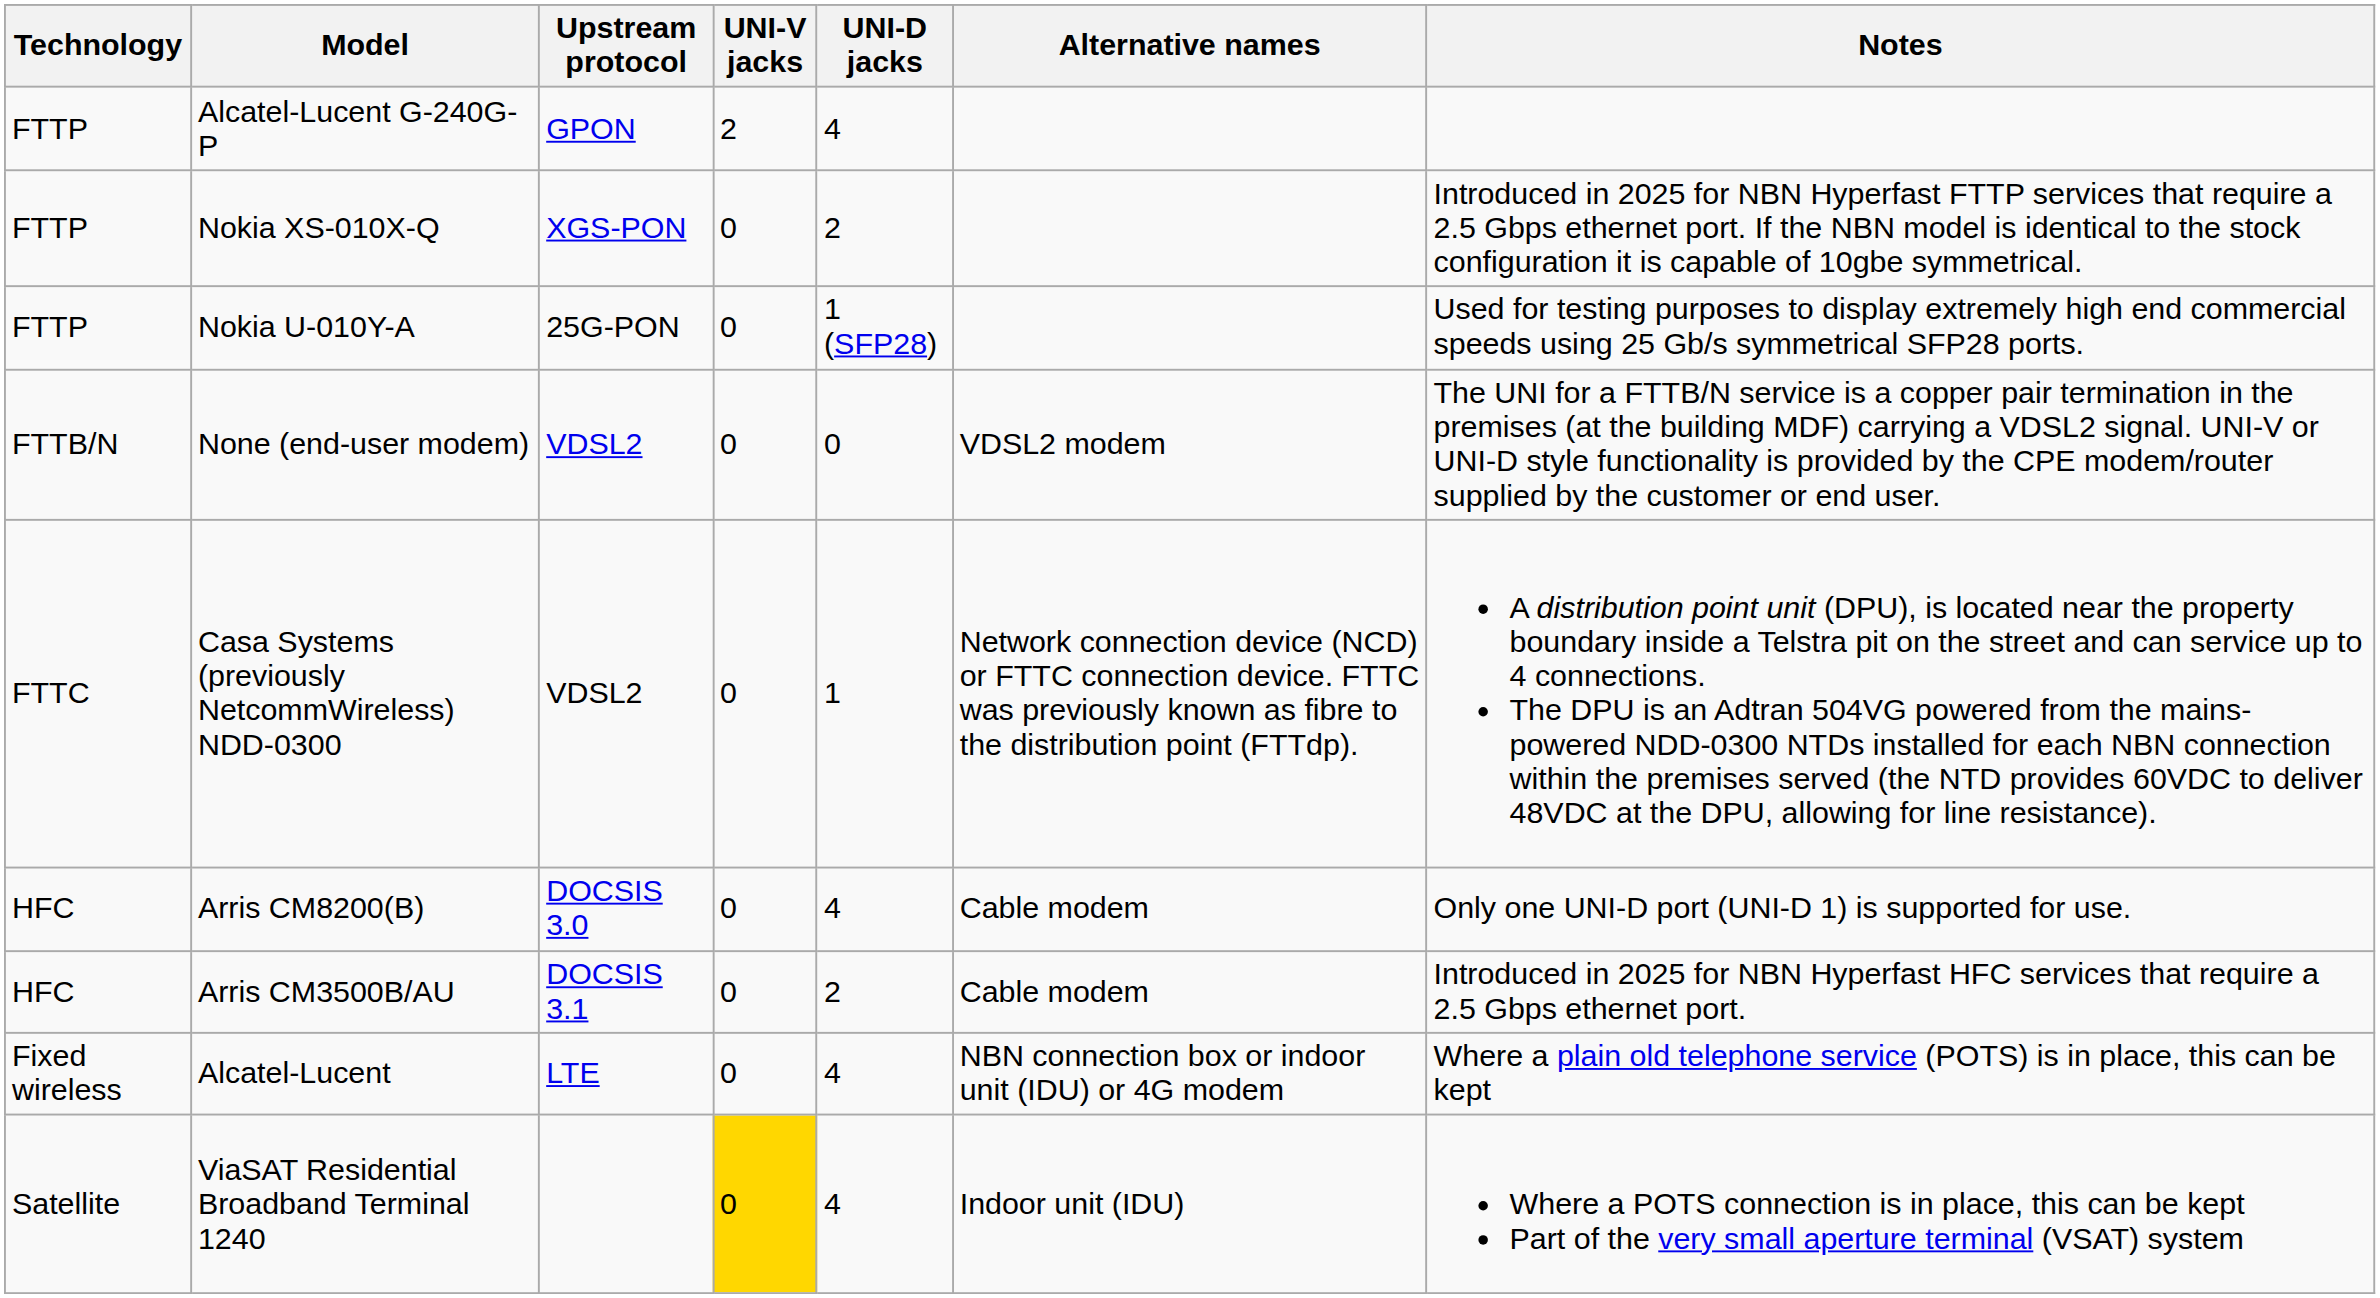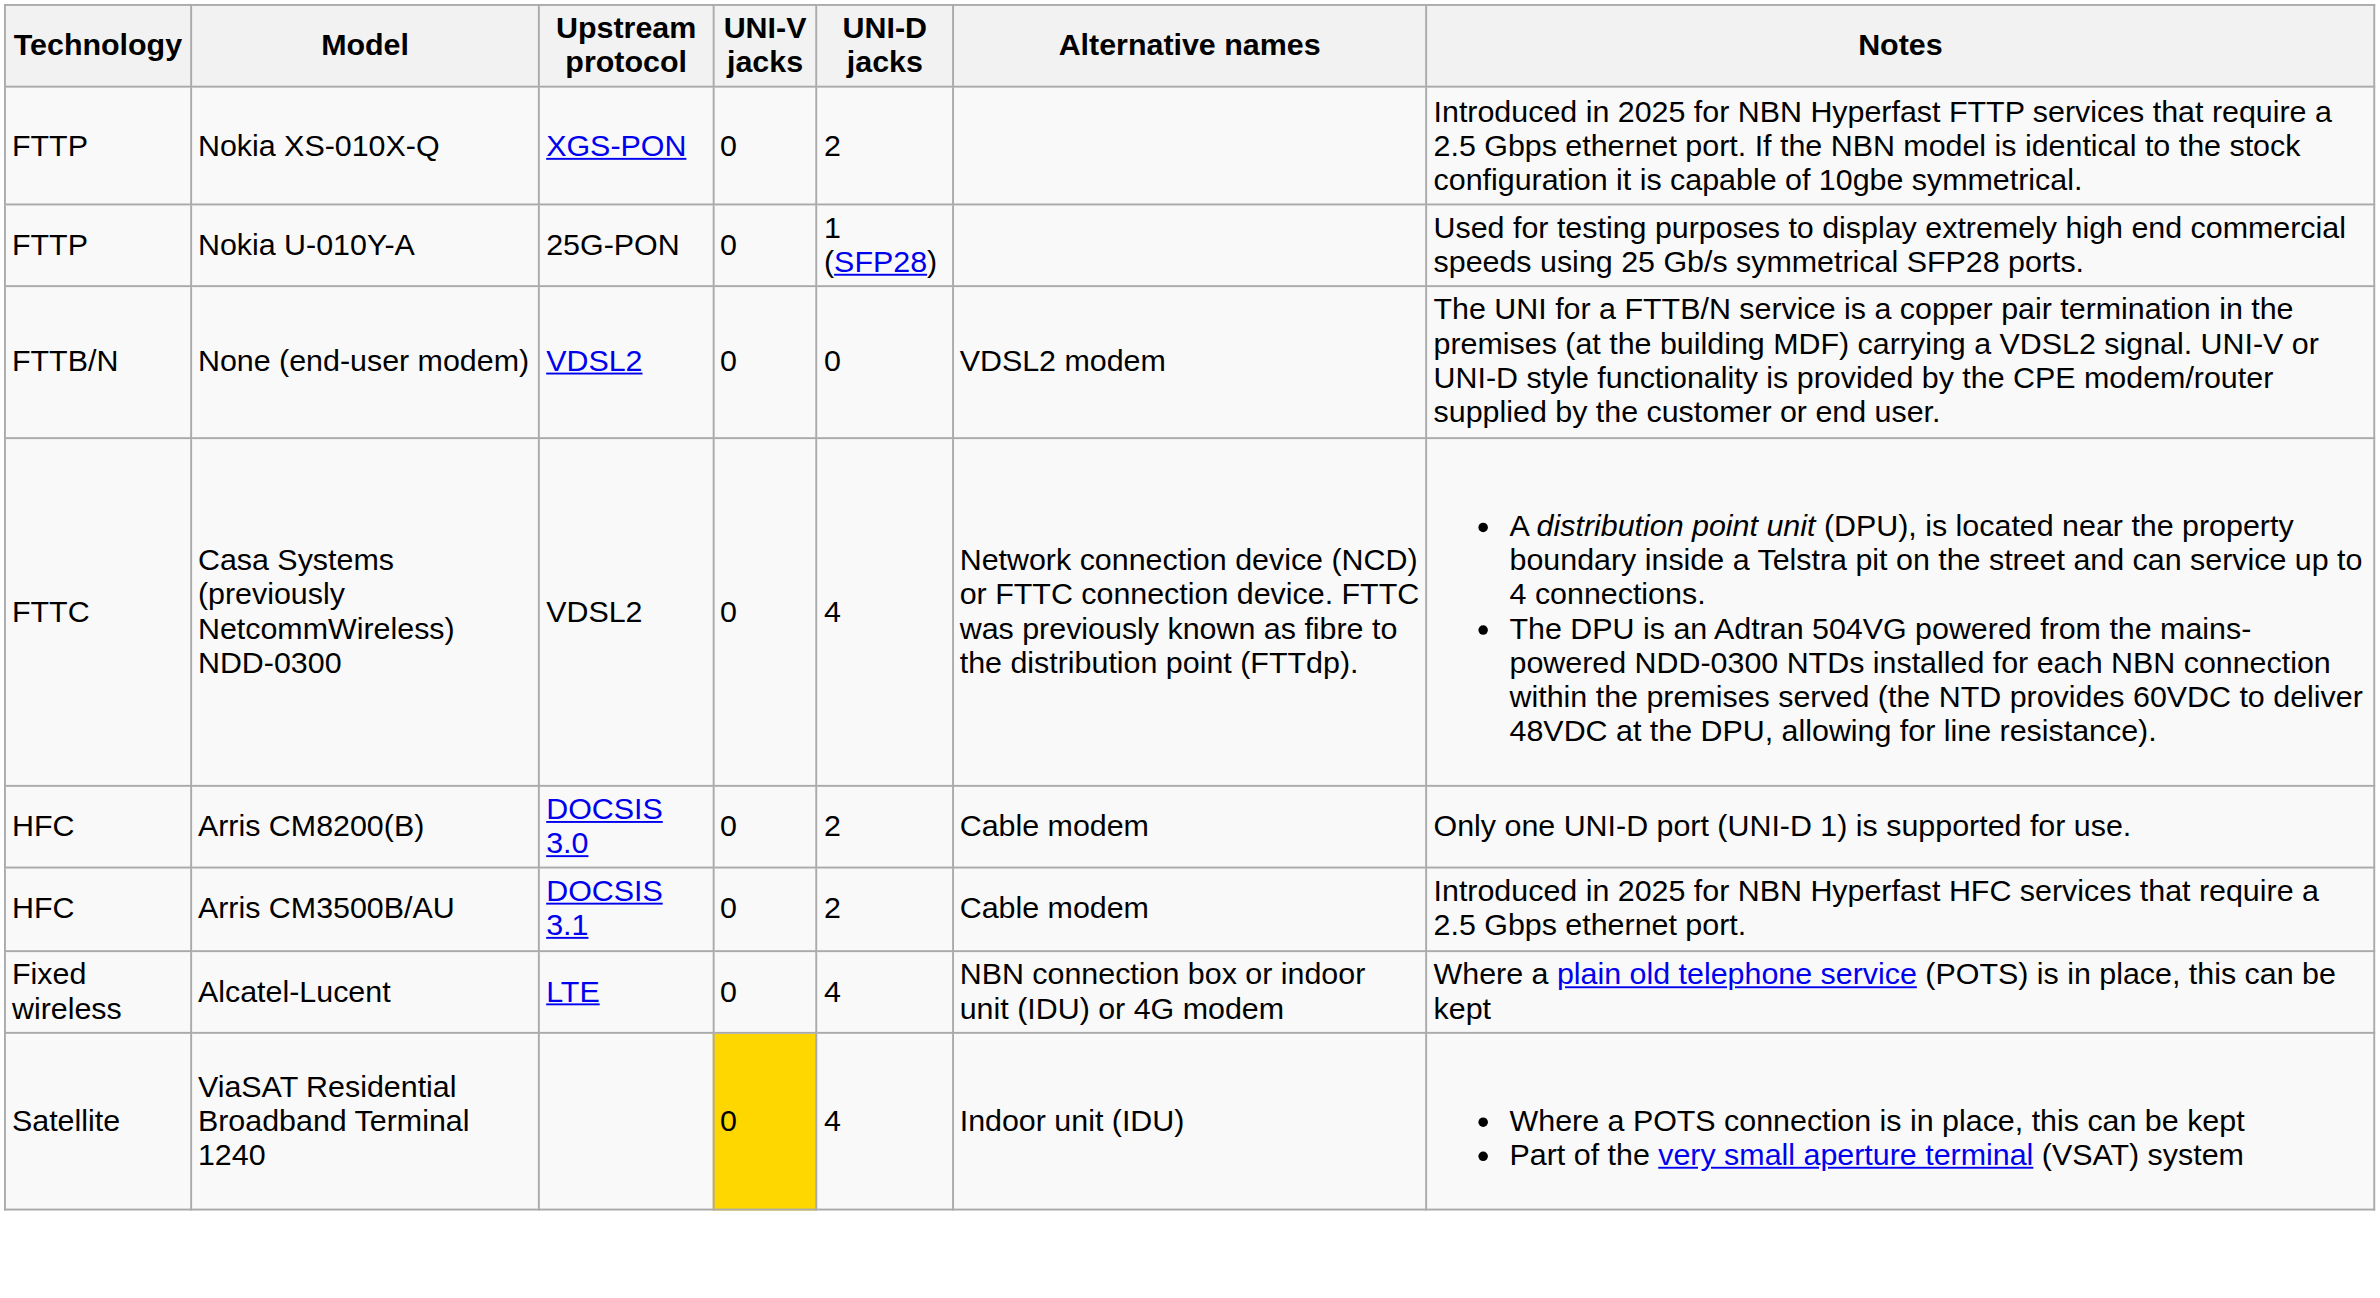- row: (358, 128)
(832, 693) 1 -> (832, 610) 4
(832, 908) 4 -> (832, 826) 2
